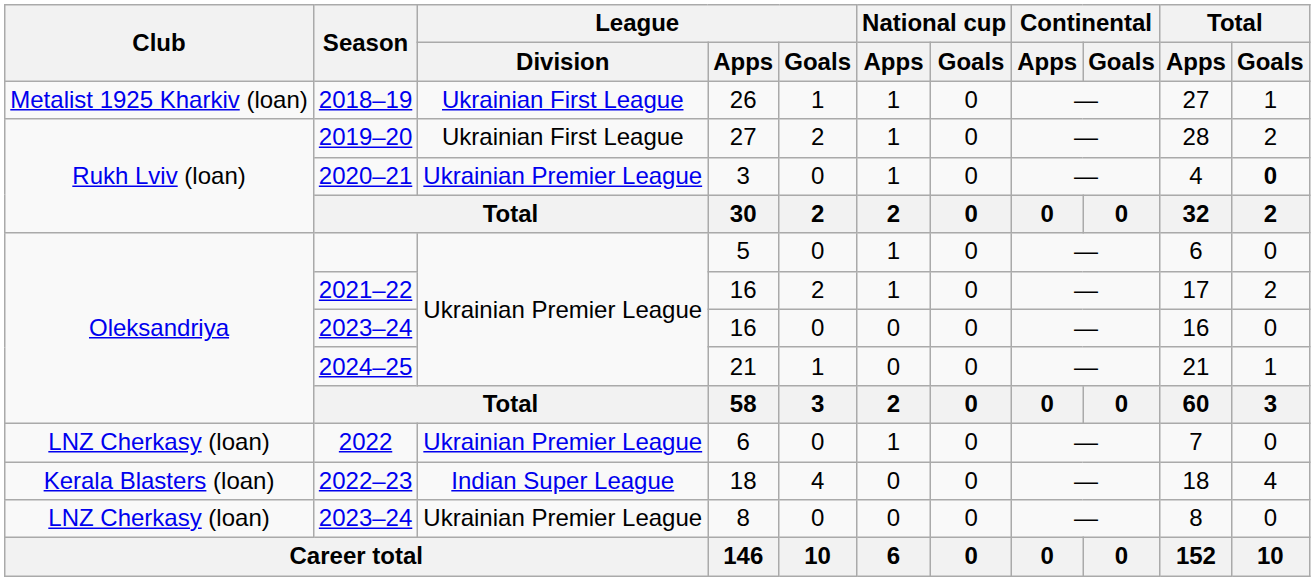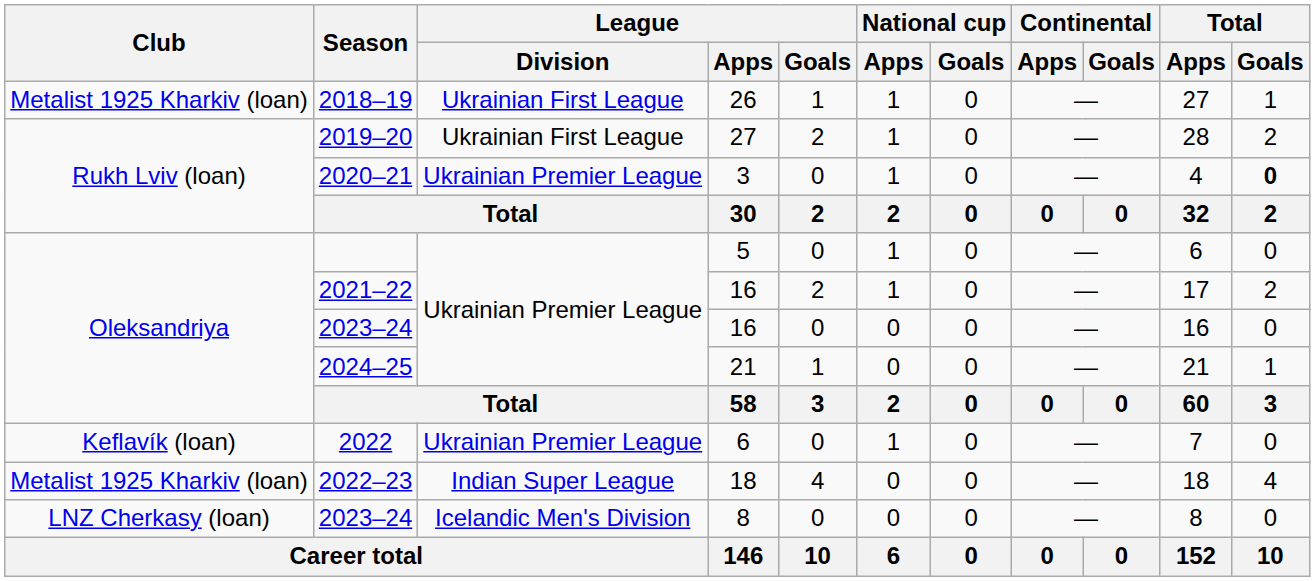(159, 442) LNZ Cherkasy (loan) -> (159, 442) Keflavík (loan)
(159, 480) Kerala Blasters (loan) -> (159, 480) Metalist 1925 Kharkiv (loan)
(563, 518) Ukrainian Premier League -> (563, 518) Icelandic Men's Division
